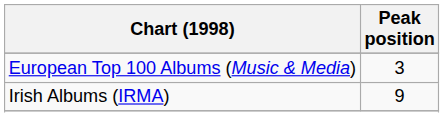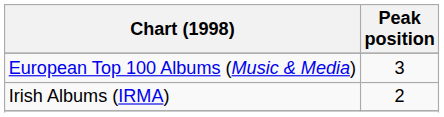(400, 96) 9 -> (400, 96) 2
